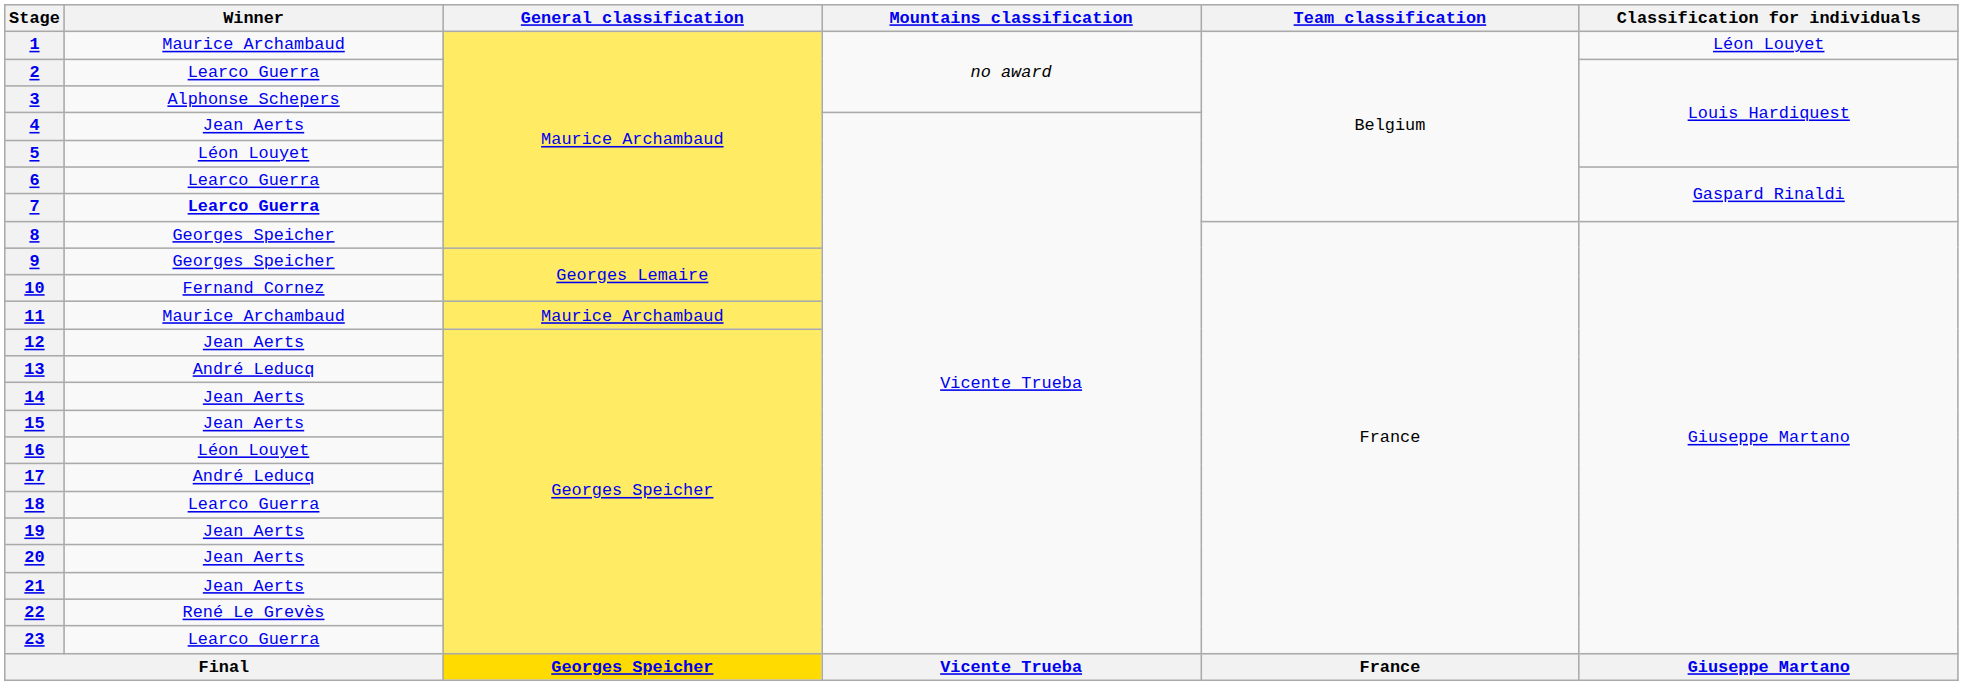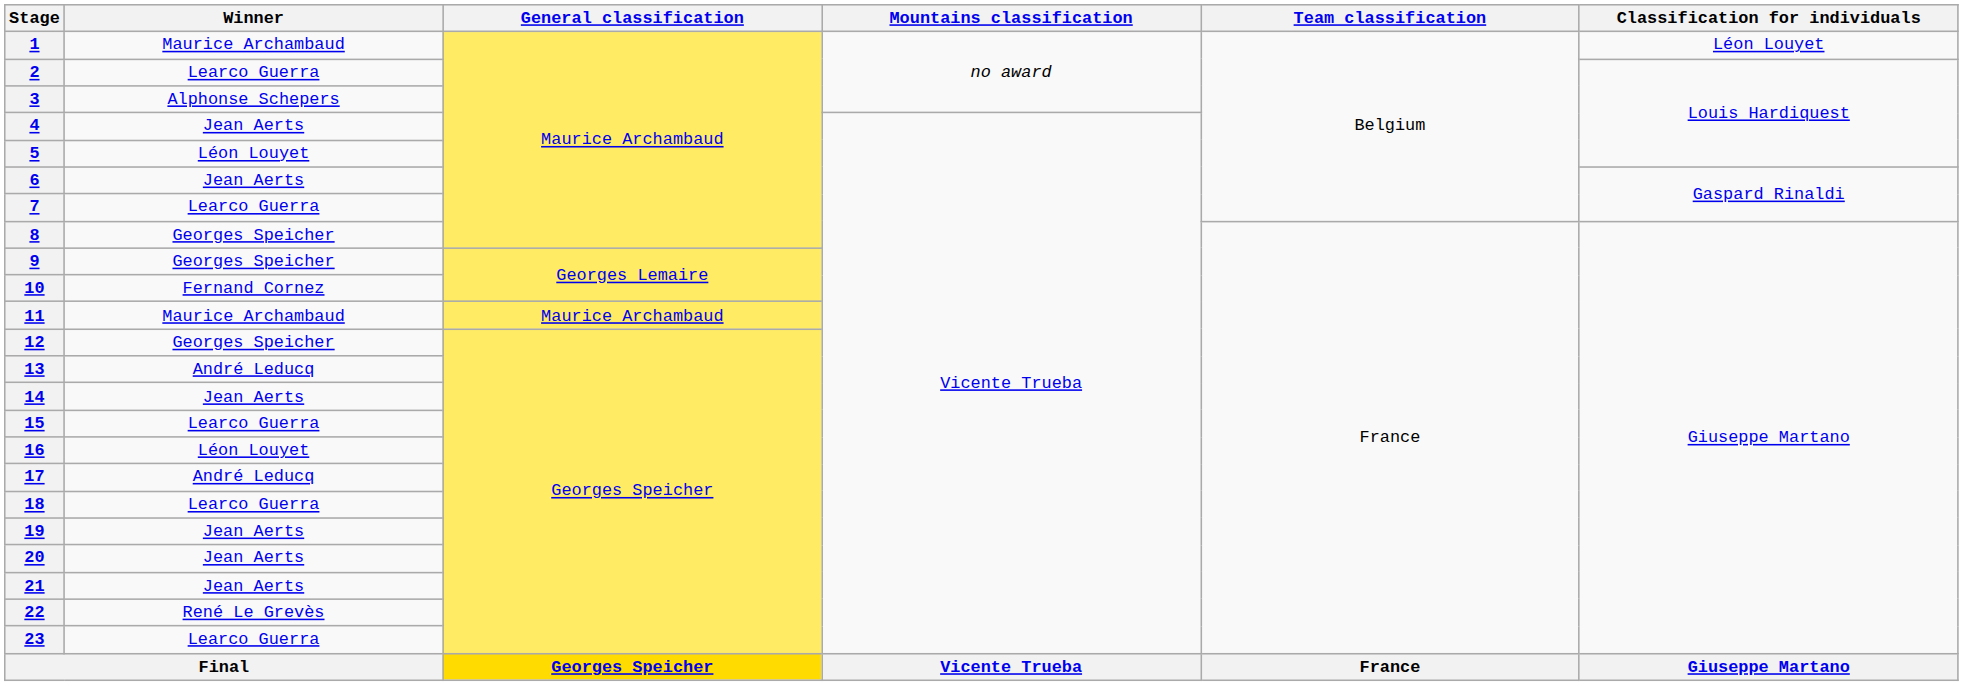(254, 180) Learco Guerra -> (254, 180) Jean Aerts
(254, 207) bold -> (254, 207) normal
(254, 342) Jean Aerts -> (254, 342) Georges Speicher
(254, 423) Jean Aerts -> (254, 423) Learco Guerra
